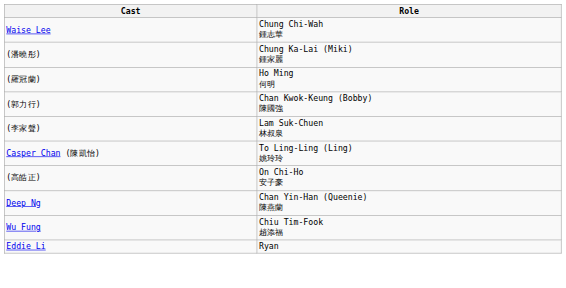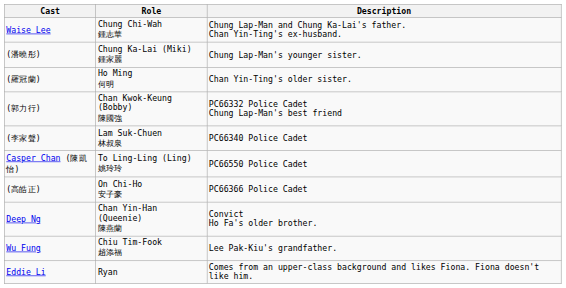+ column: (384, 11)
